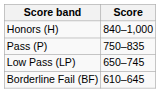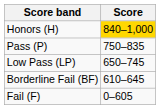(128, 29) no background -> (128, 29) gold background
+ row: (23, 96)
